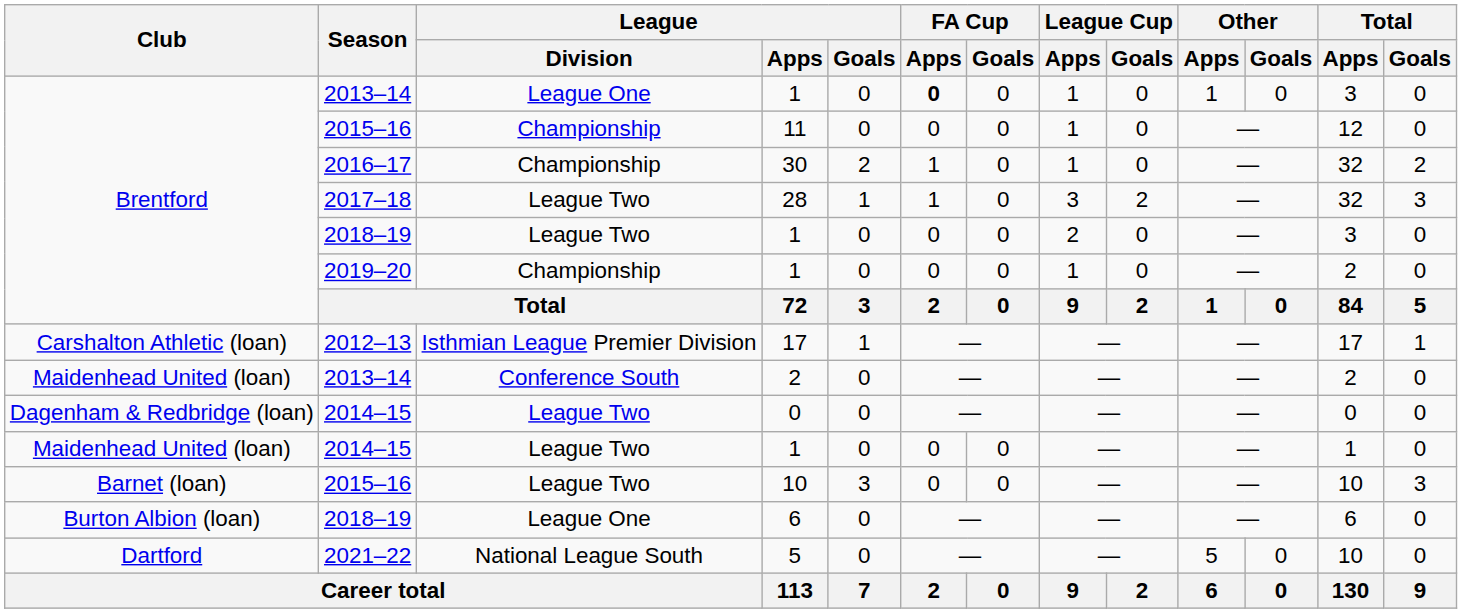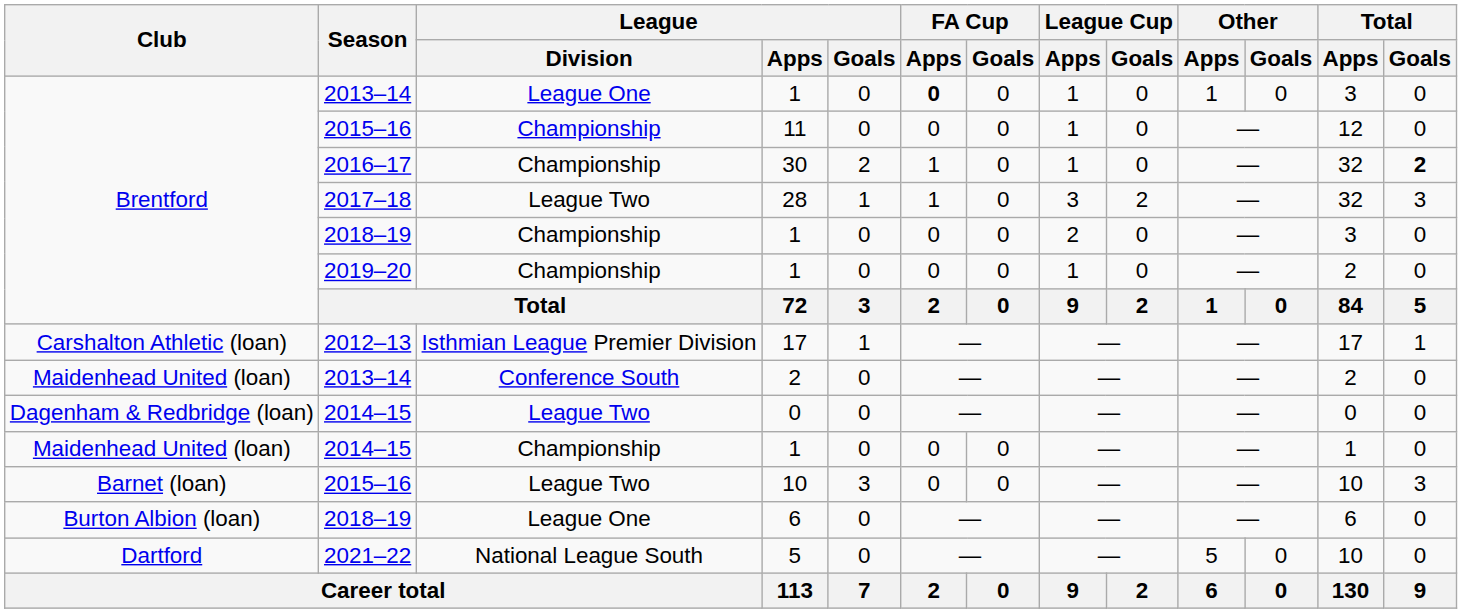(1420, 164) normal -> (1420, 164) bold
(589, 235) League Two -> (589, 235) Championship
(589, 448) League Two -> (589, 448) Championship
